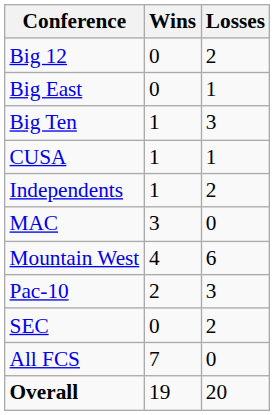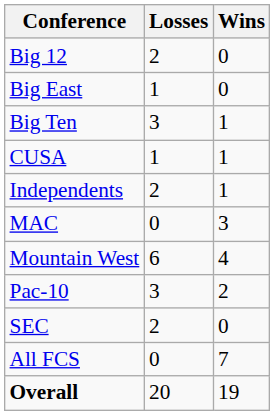columns swapped: (173, 21) <-> (235, 21)
